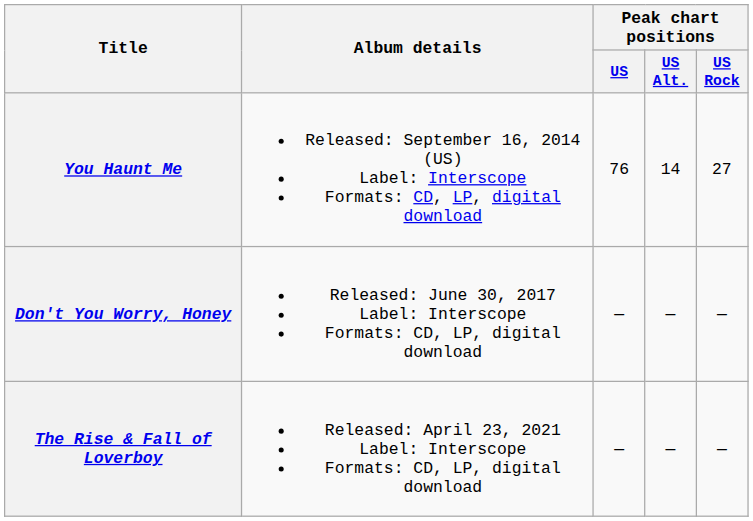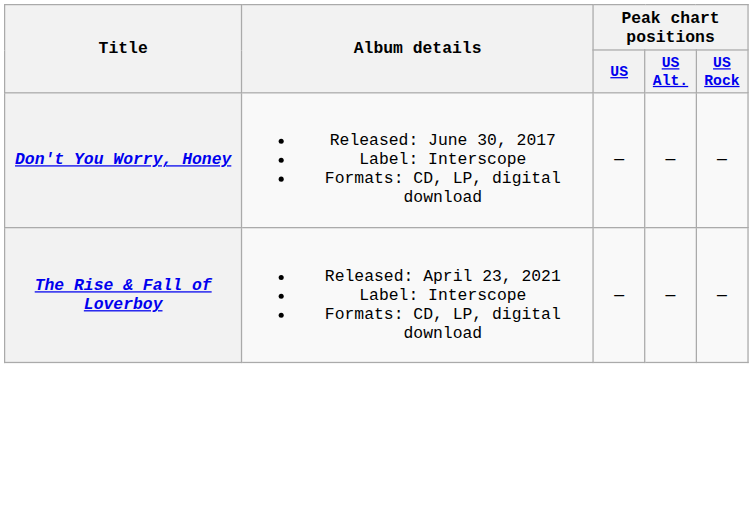- row: (123, 170)
